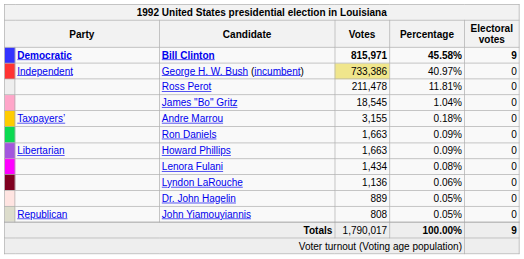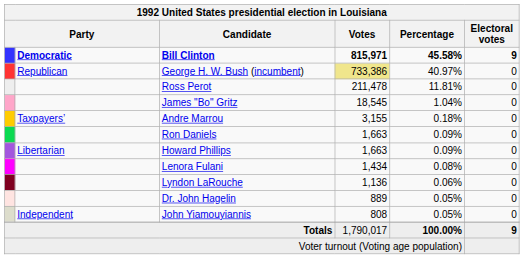(45, 71) Independent -> (42, 71) Republican
(42, 214) Republican -> (45, 214) Independent
